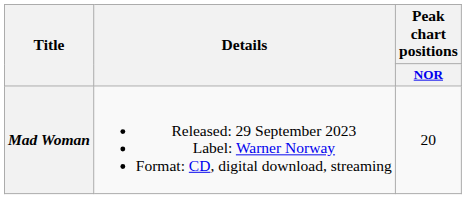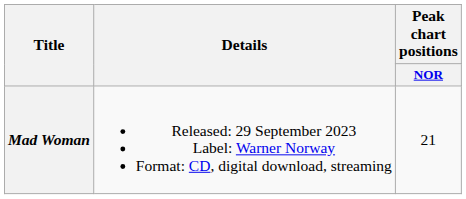(428, 139) 20 -> (428, 139) 21
